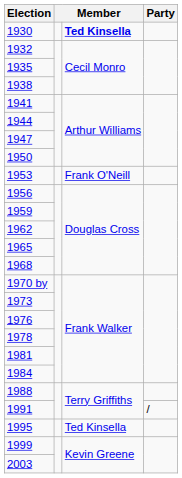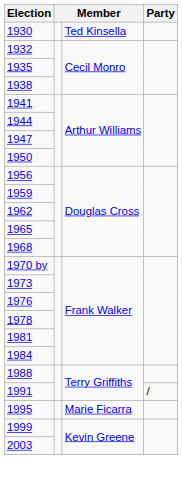(98, 31) bold -> (95, 31) normal
- row: (20, 175)
(95, 427) Ted Kinsella -> (98, 409) Marie Ficarra
